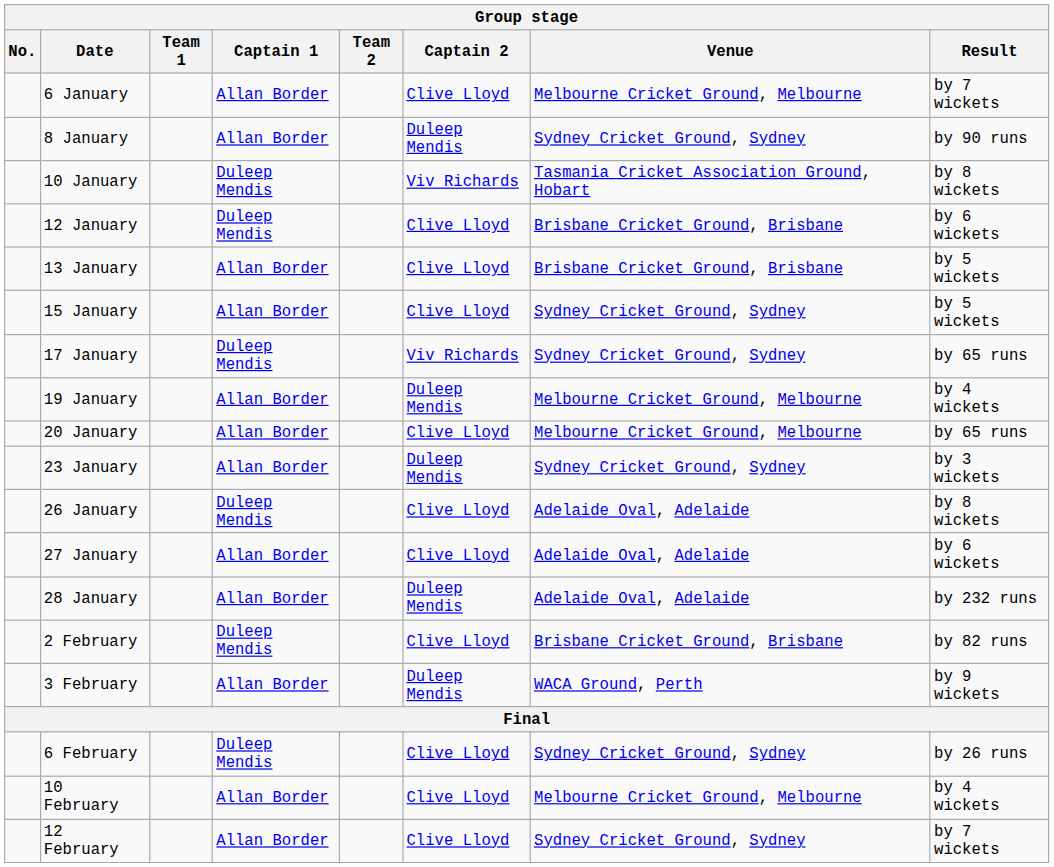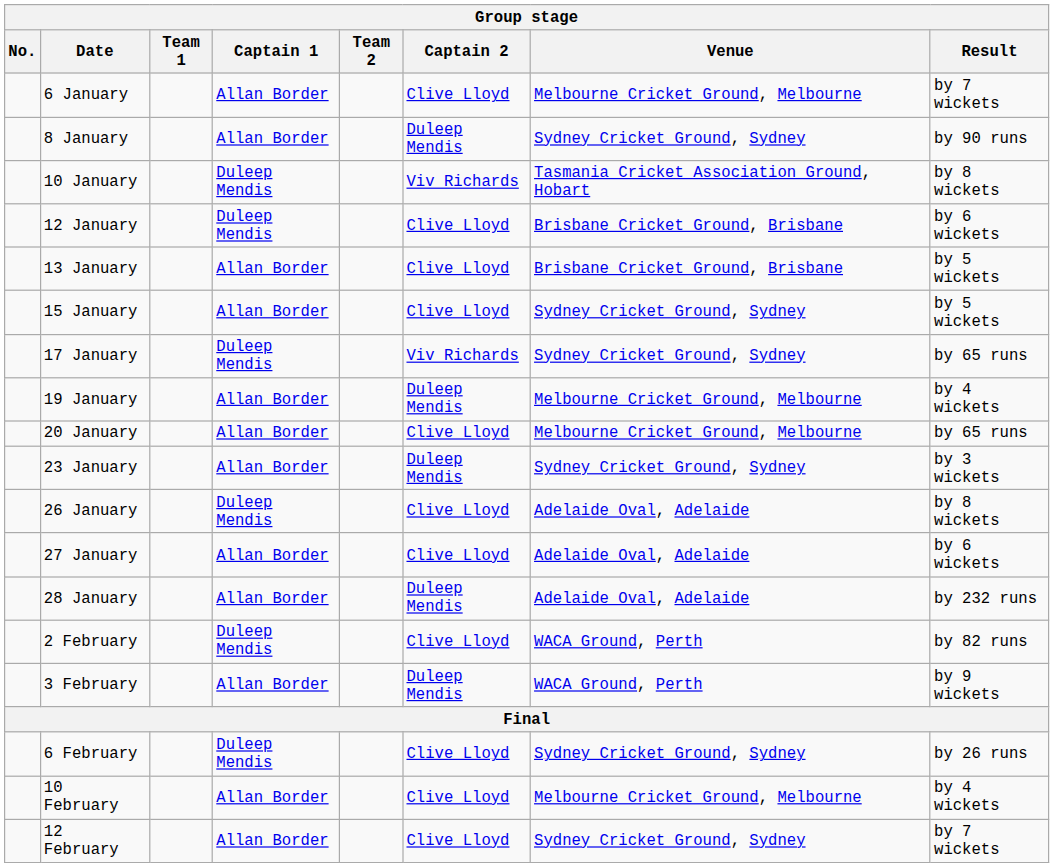(689, 642) Brisbane Cricket Ground, Brisbane -> (618, 642) WACA Ground, Perth
